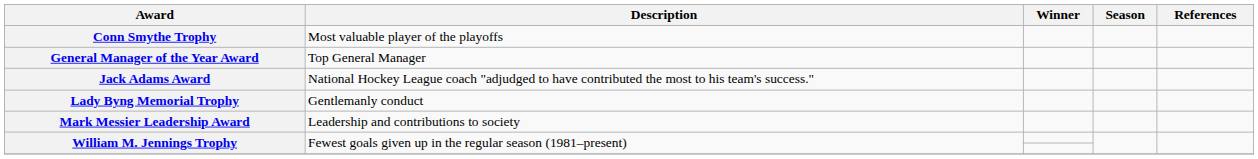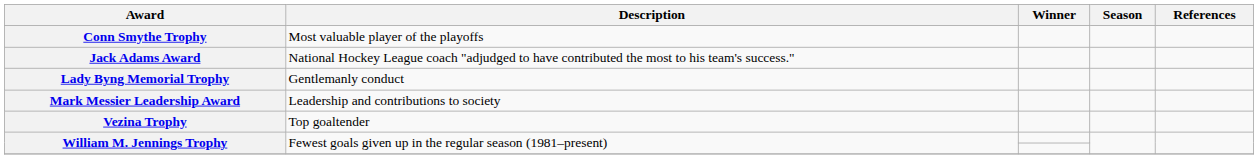- row: (155, 57)
+ row: (145, 121)
